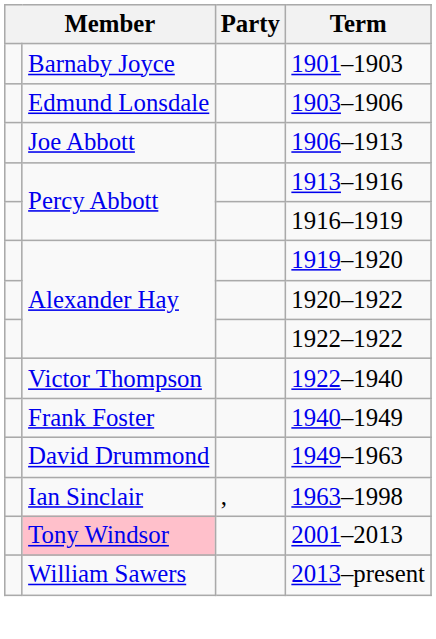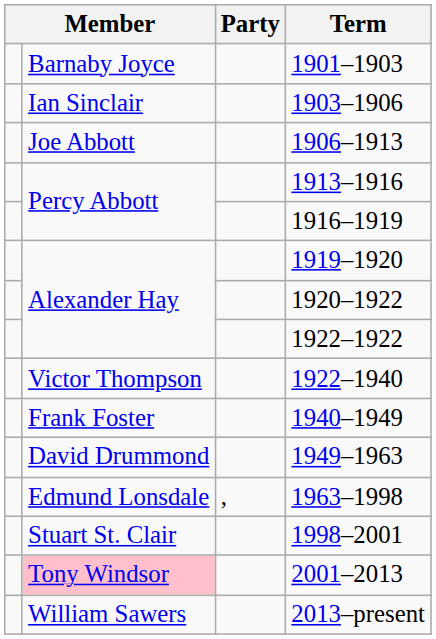(119, 102) Edmund Lonsdale -> (86, 102) Ian Sinclair
(86, 496) Ian Sinclair -> (119, 496) Edmund Lonsdale
+ row: (347, 535)
